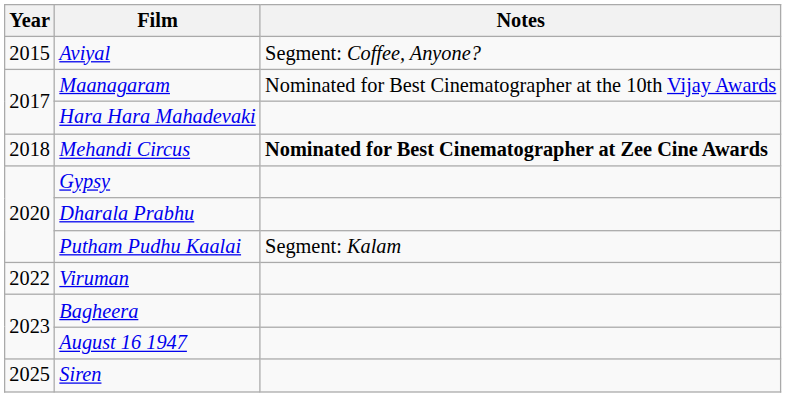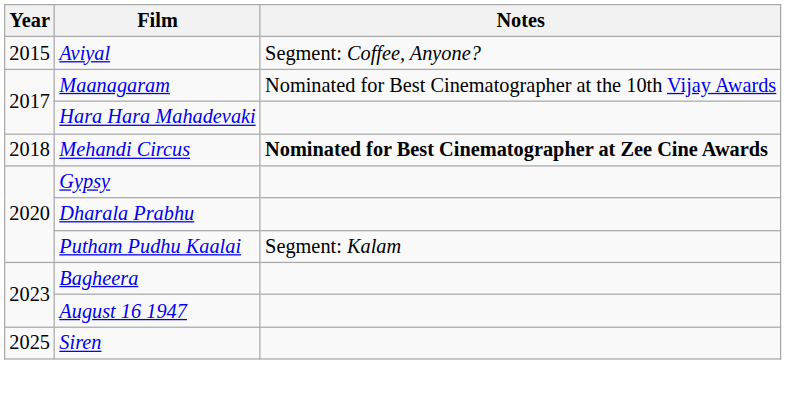- row: (94, 278)
